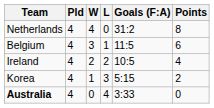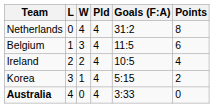columns swapped: (76, 12) <-> (106, 12)
